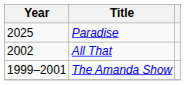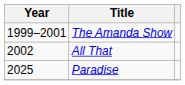rows swapped: (122, 70) <-> (95, 32)
